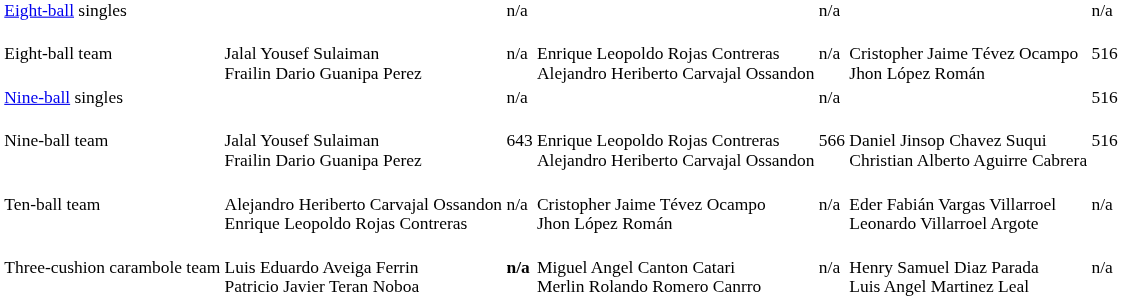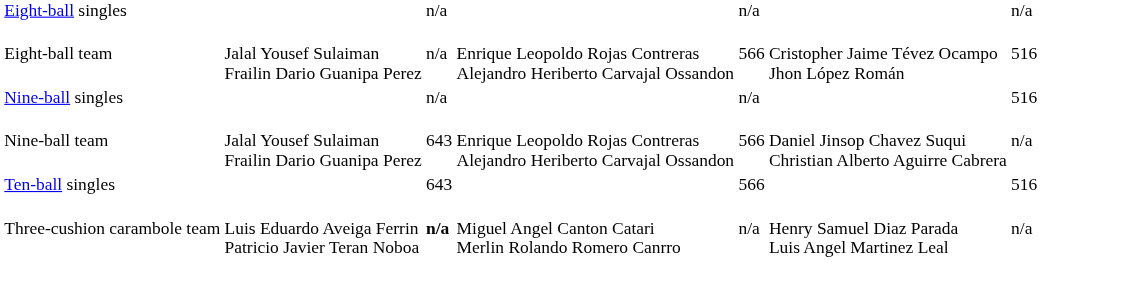(829, 53) n/a -> (752, 53) 566
(1105, 140) 516 -> (1022, 140) n/a
+ row: (60, 184)
- row: (52, 204)
